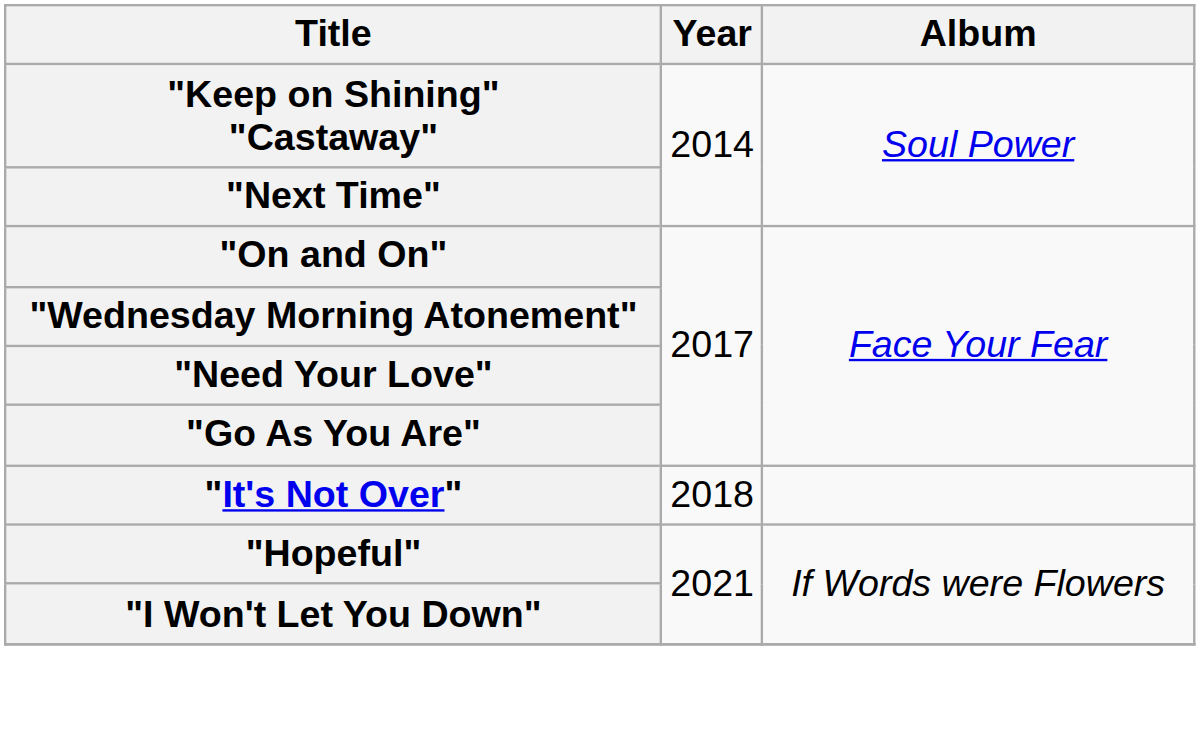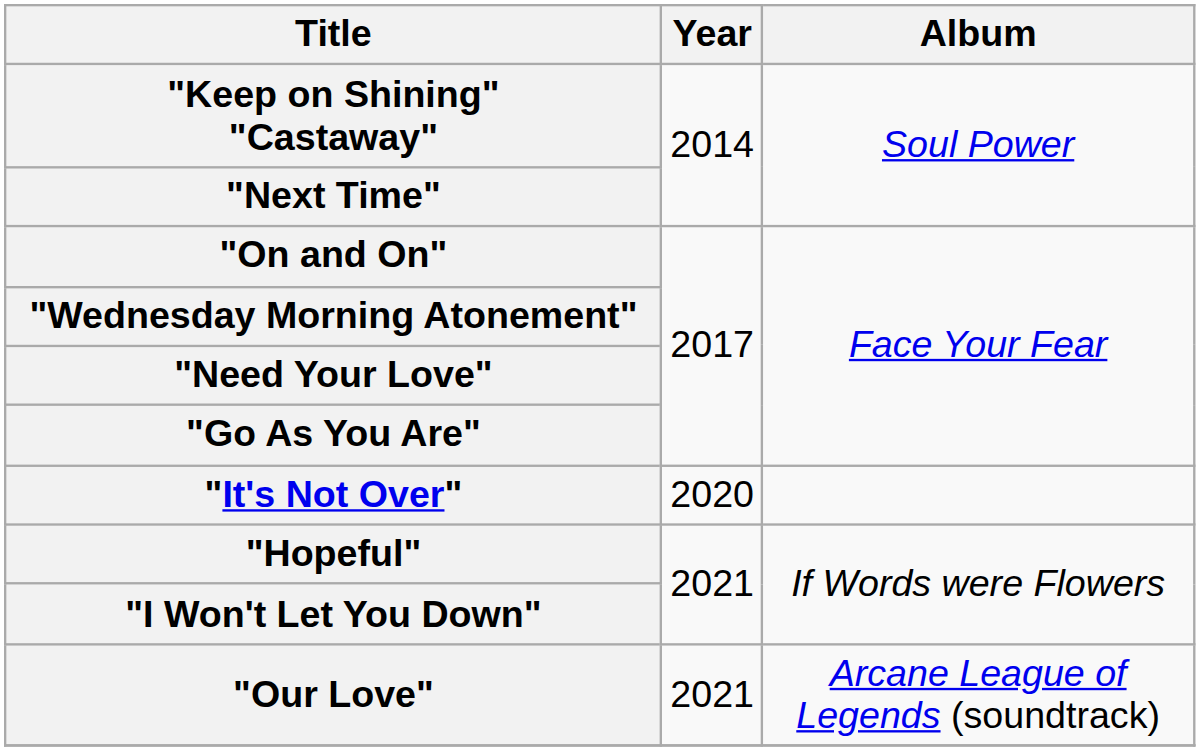(712, 494) 2018 -> (712, 494) 2020
+ row: (333, 694)
